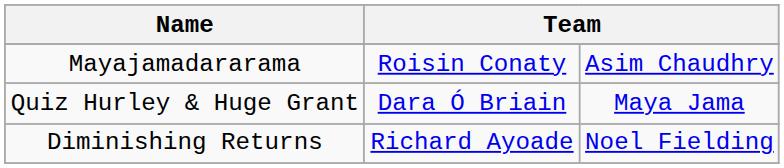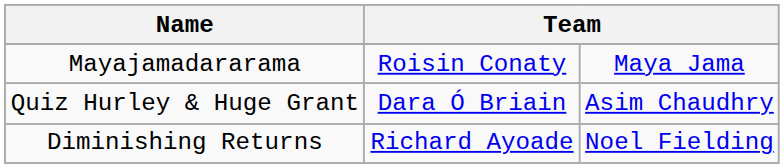(679, 64) Asim Chaudhry -> (679, 64) Maya Jama
(679, 103) Maya Jama -> (679, 103) Asim Chaudhry
